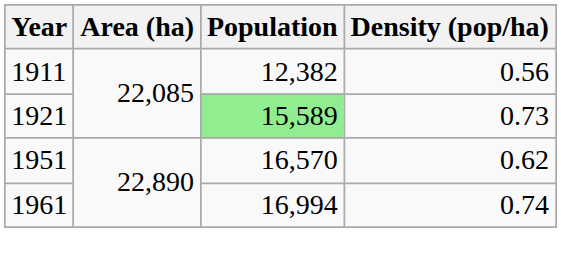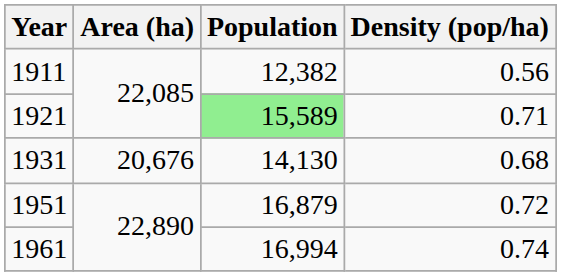(524, 115) 0.73 -> (524, 115) 0.71
+ row: (39, 159)
(299, 159) 16,570 -> (299, 204) 16,879
(524, 159) 0.62 -> (524, 204) 0.72
